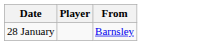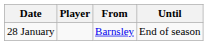+ column: (170, 13)
